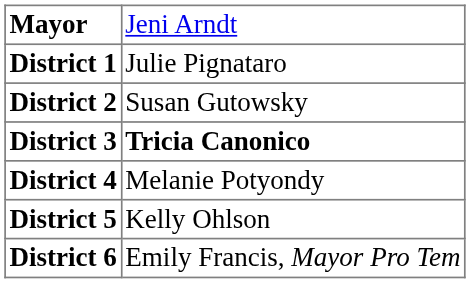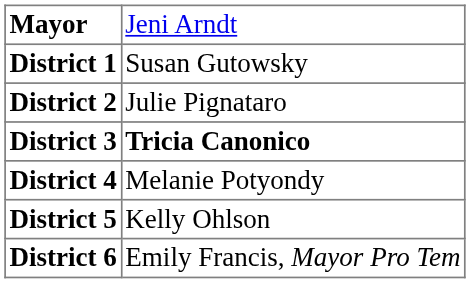(206, 63) Julie Pignataro -> (217, 63) Susan Gutowsky
(217, 102) Susan Gutowsky -> (206, 102) Julie Pignataro
